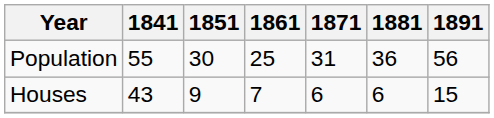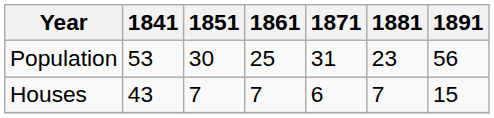(140, 58) 55 -> (140, 58) 53
(385, 58) 36 -> (385, 58) 23
(195, 94) 9 -> (195, 94) 7
(378, 94) 6 -> (378, 94) 7
